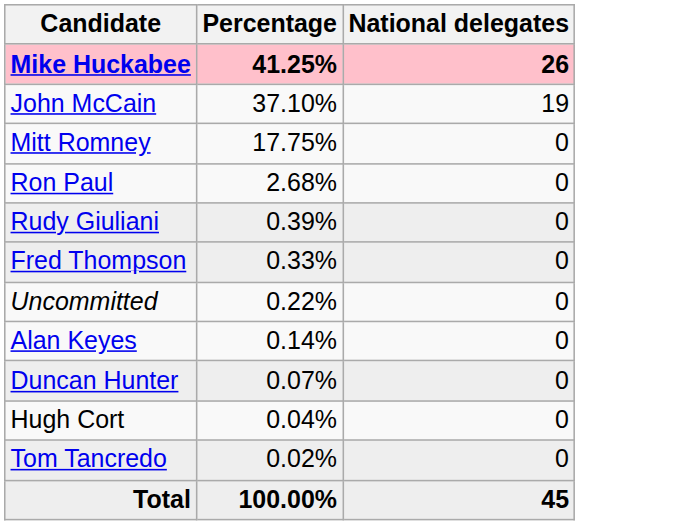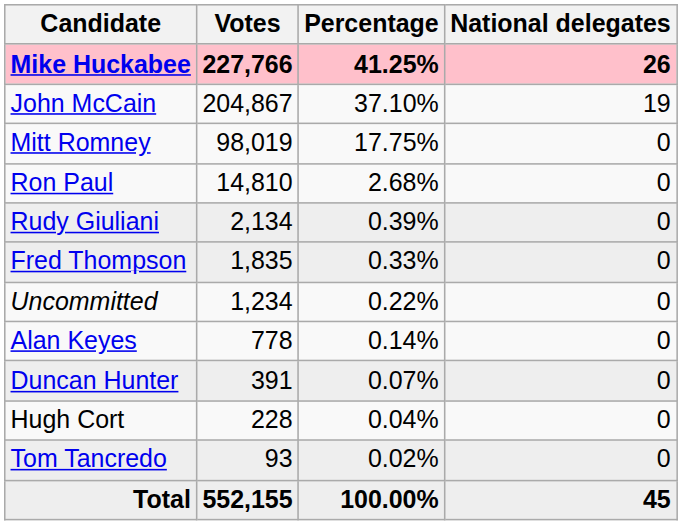+ column: (247, 24)
